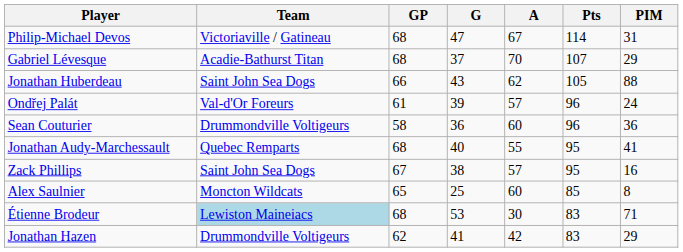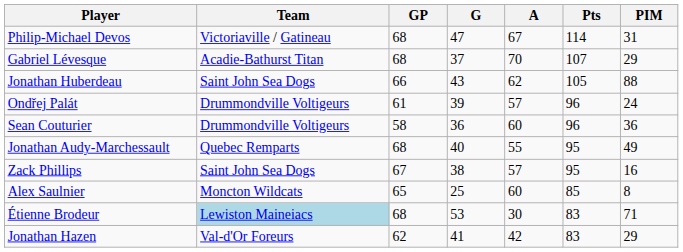(247, 103) Val-d'Or Foreurs -> (275, 103) Drummondville Voltigeurs
(630, 147) 41 -> (630, 147) 49
(275, 236) Drummondville Voltigeurs -> (247, 236) Val-d'Or Foreurs
